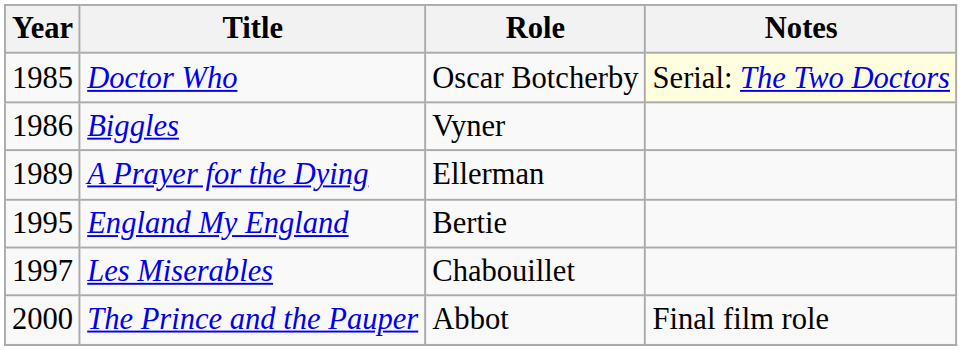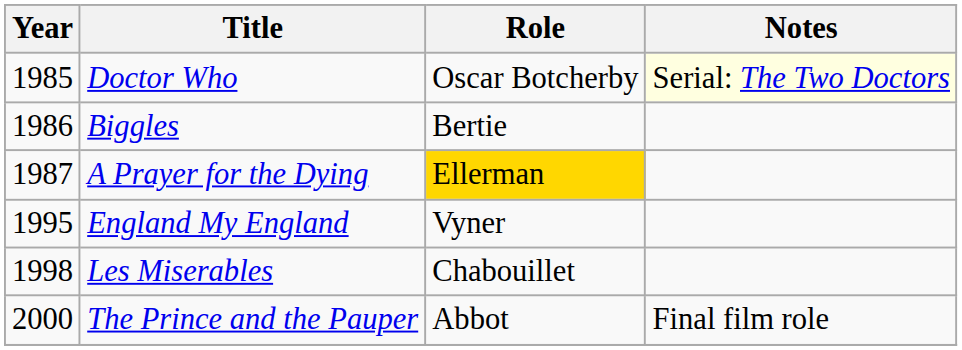(469, 125) Vyner -> (470, 125) Bertie
(43, 174) 1989 -> (43, 174) 1987
(488, 174) no background -> (488, 174) gold background
(470, 222) Bertie -> (469, 222) Vyner
(43, 271) 1997 -> (43, 271) 1998
